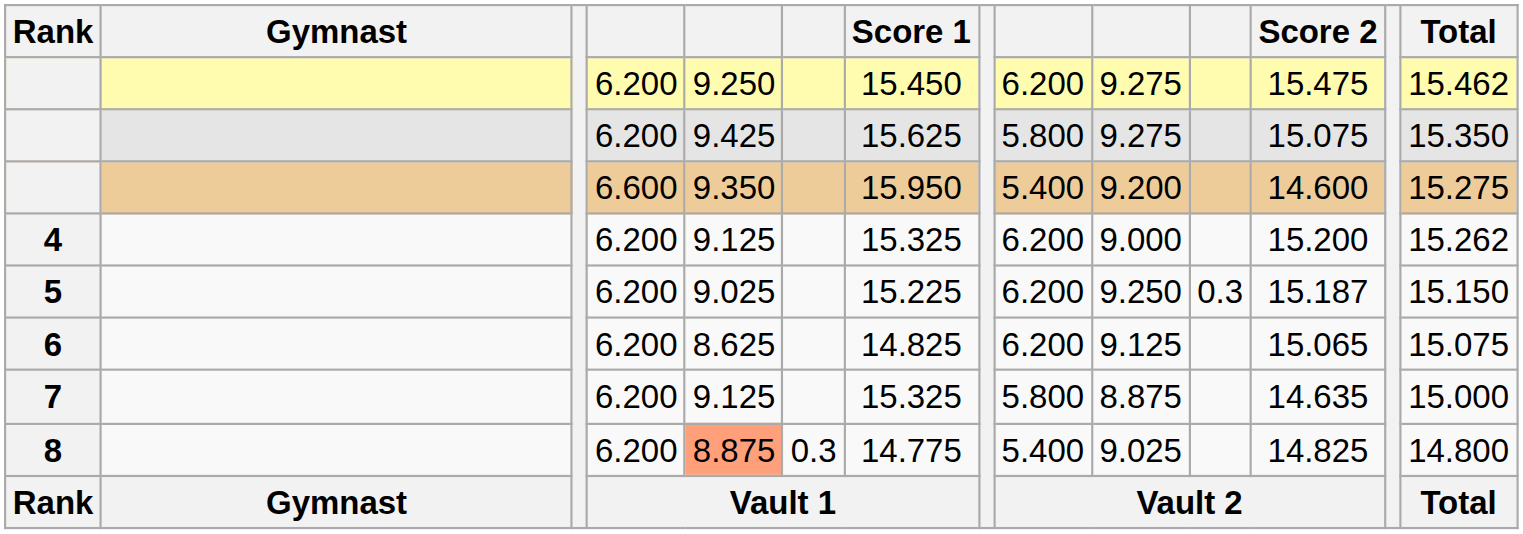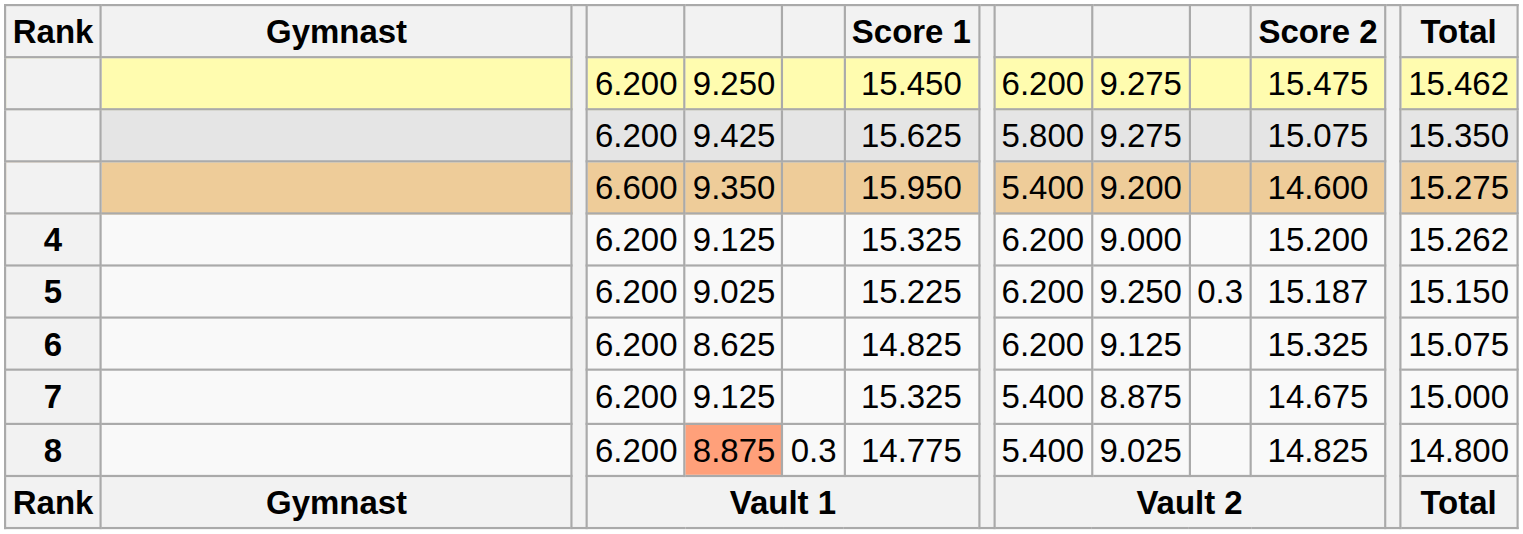(1318, 345) 15.065 -> (1318, 345) 15.325
(1043, 397) 5.800 -> (1043, 397) 5.400
(1318, 397) 14.635 -> (1318, 397) 14.675
